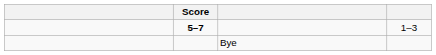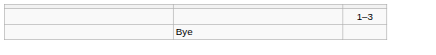- column: (196, 12)
